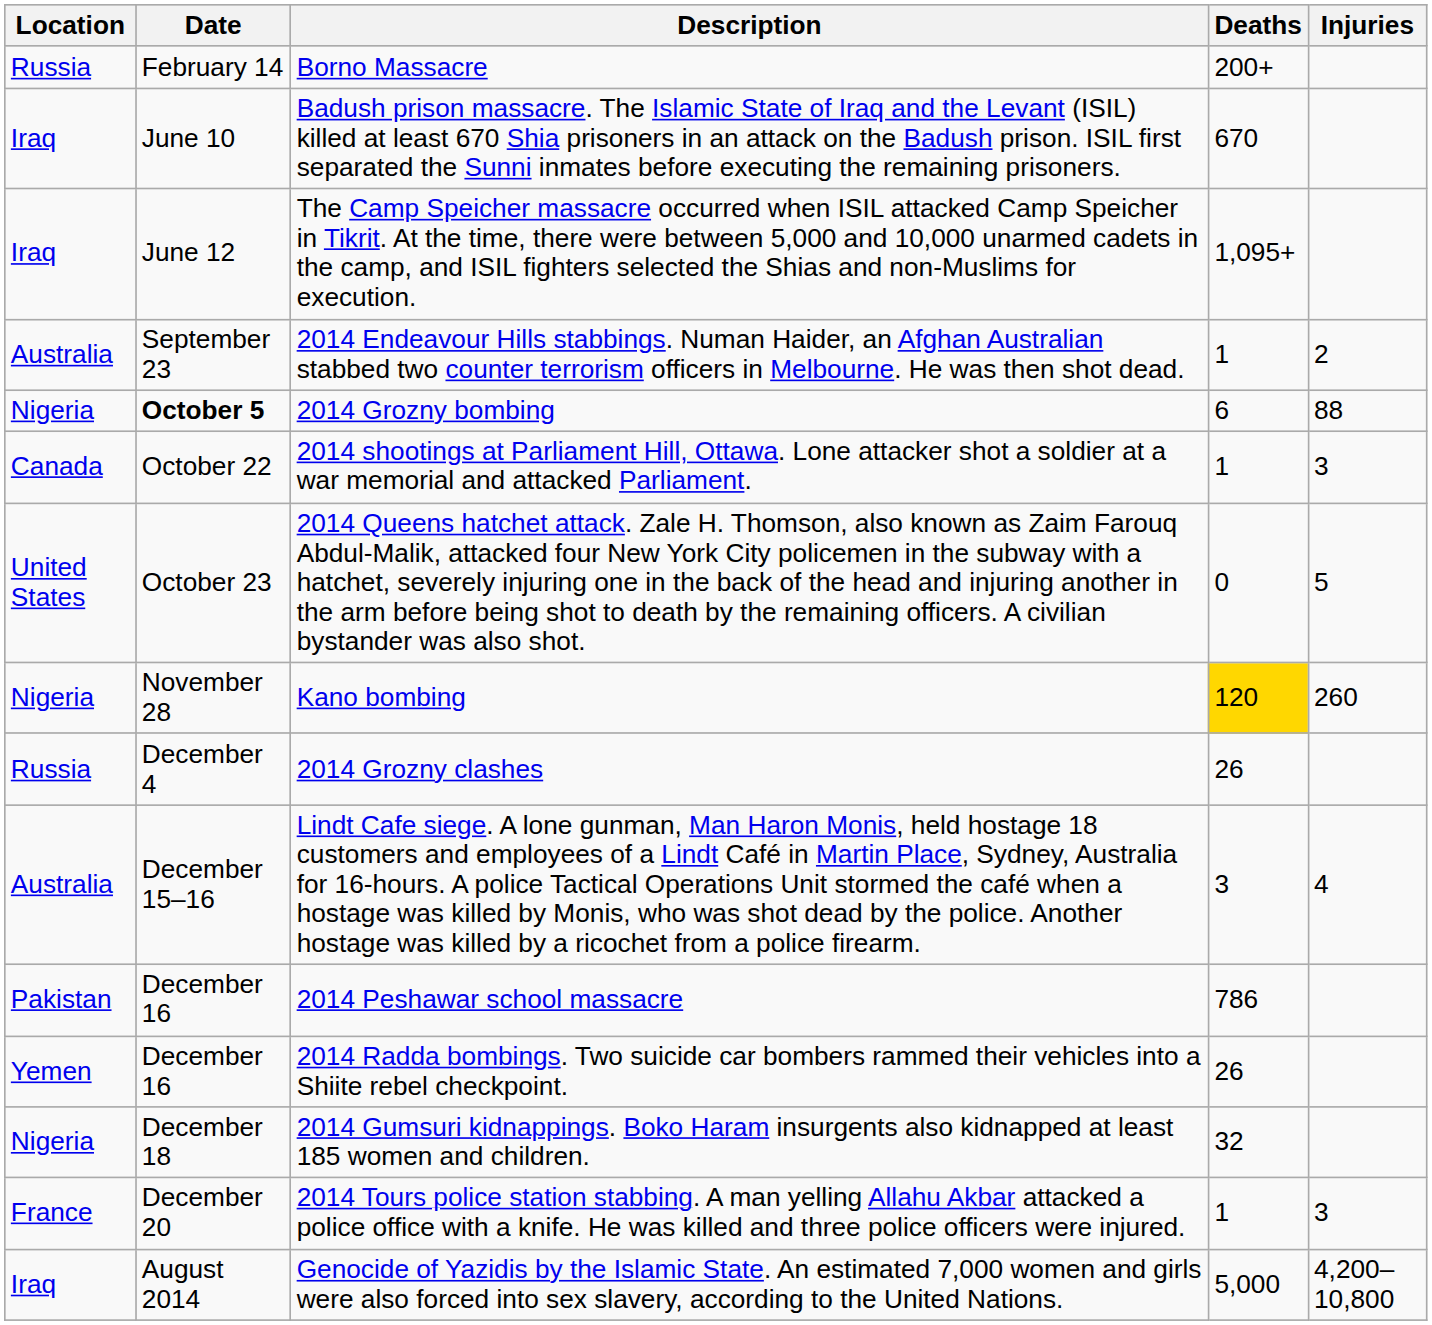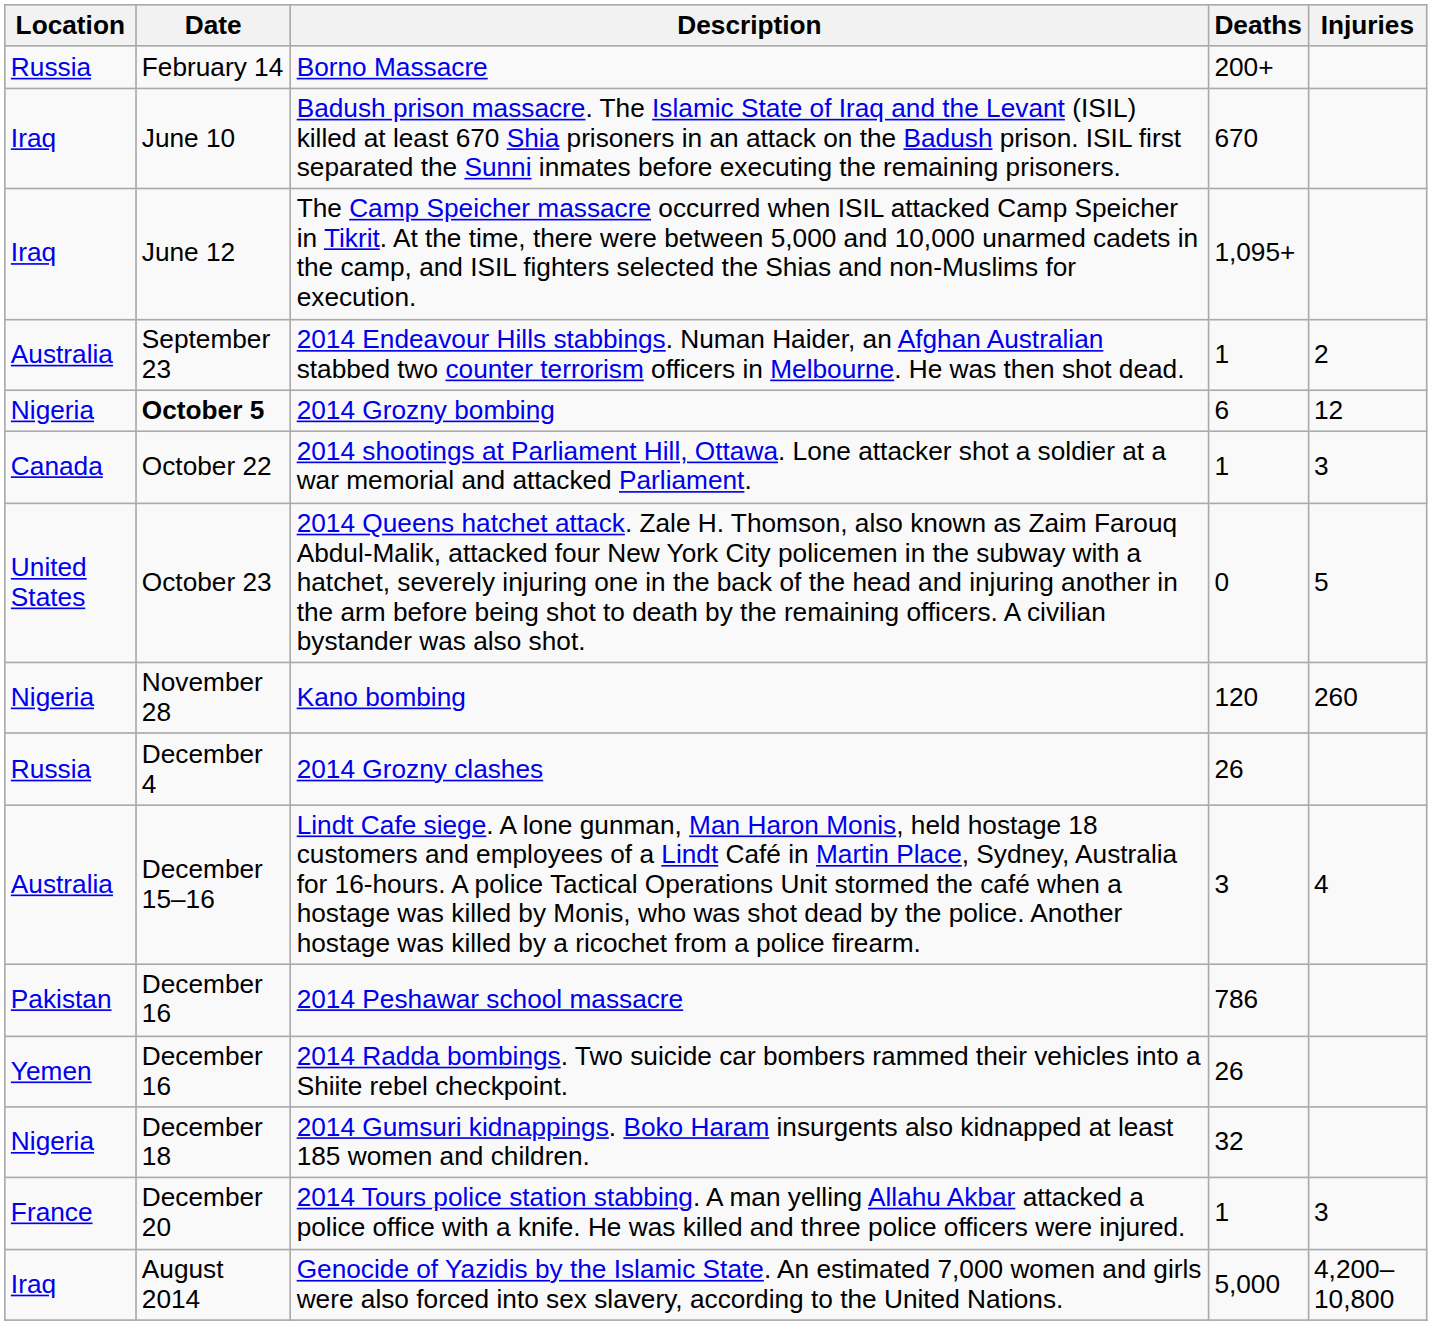(1329, 410) 88 -> (1329, 410) 12
(1236, 697) gold background -> (1236, 697) no background
